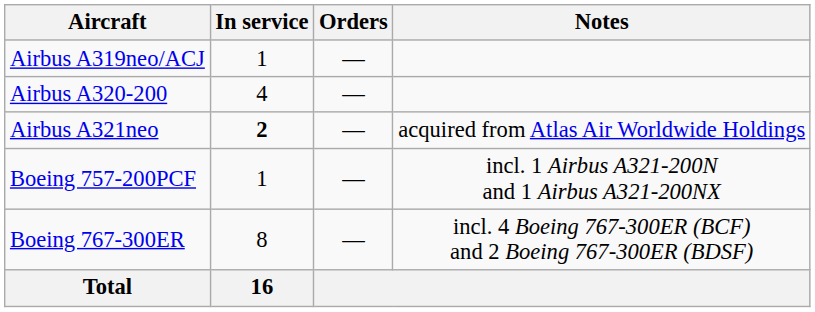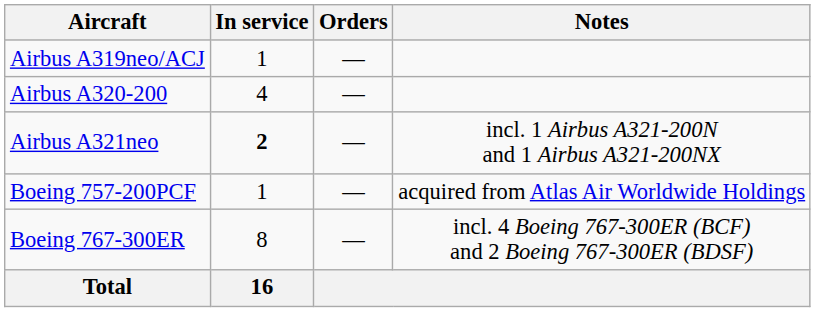(602, 129) acquired from Atlas Air Worldwide Holdings -> (602, 142) incl. 1 Airbus A321-200N and 1 Airbus A321-200NX
(602, 178) incl. 1 Airbus A321-200N and 1 Airbus A321-200NX -> (602, 190) acquired from Atlas Air Worldwide Holdings
